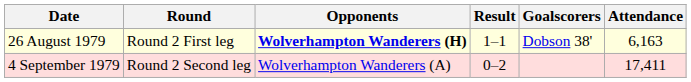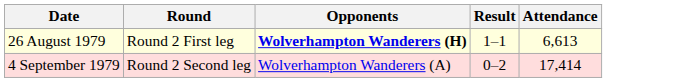- column: (562, 16)
(645, 41) 6,163 -> (560, 41) 6,613
(645, 65) 17,411 -> (560, 65) 17,414
